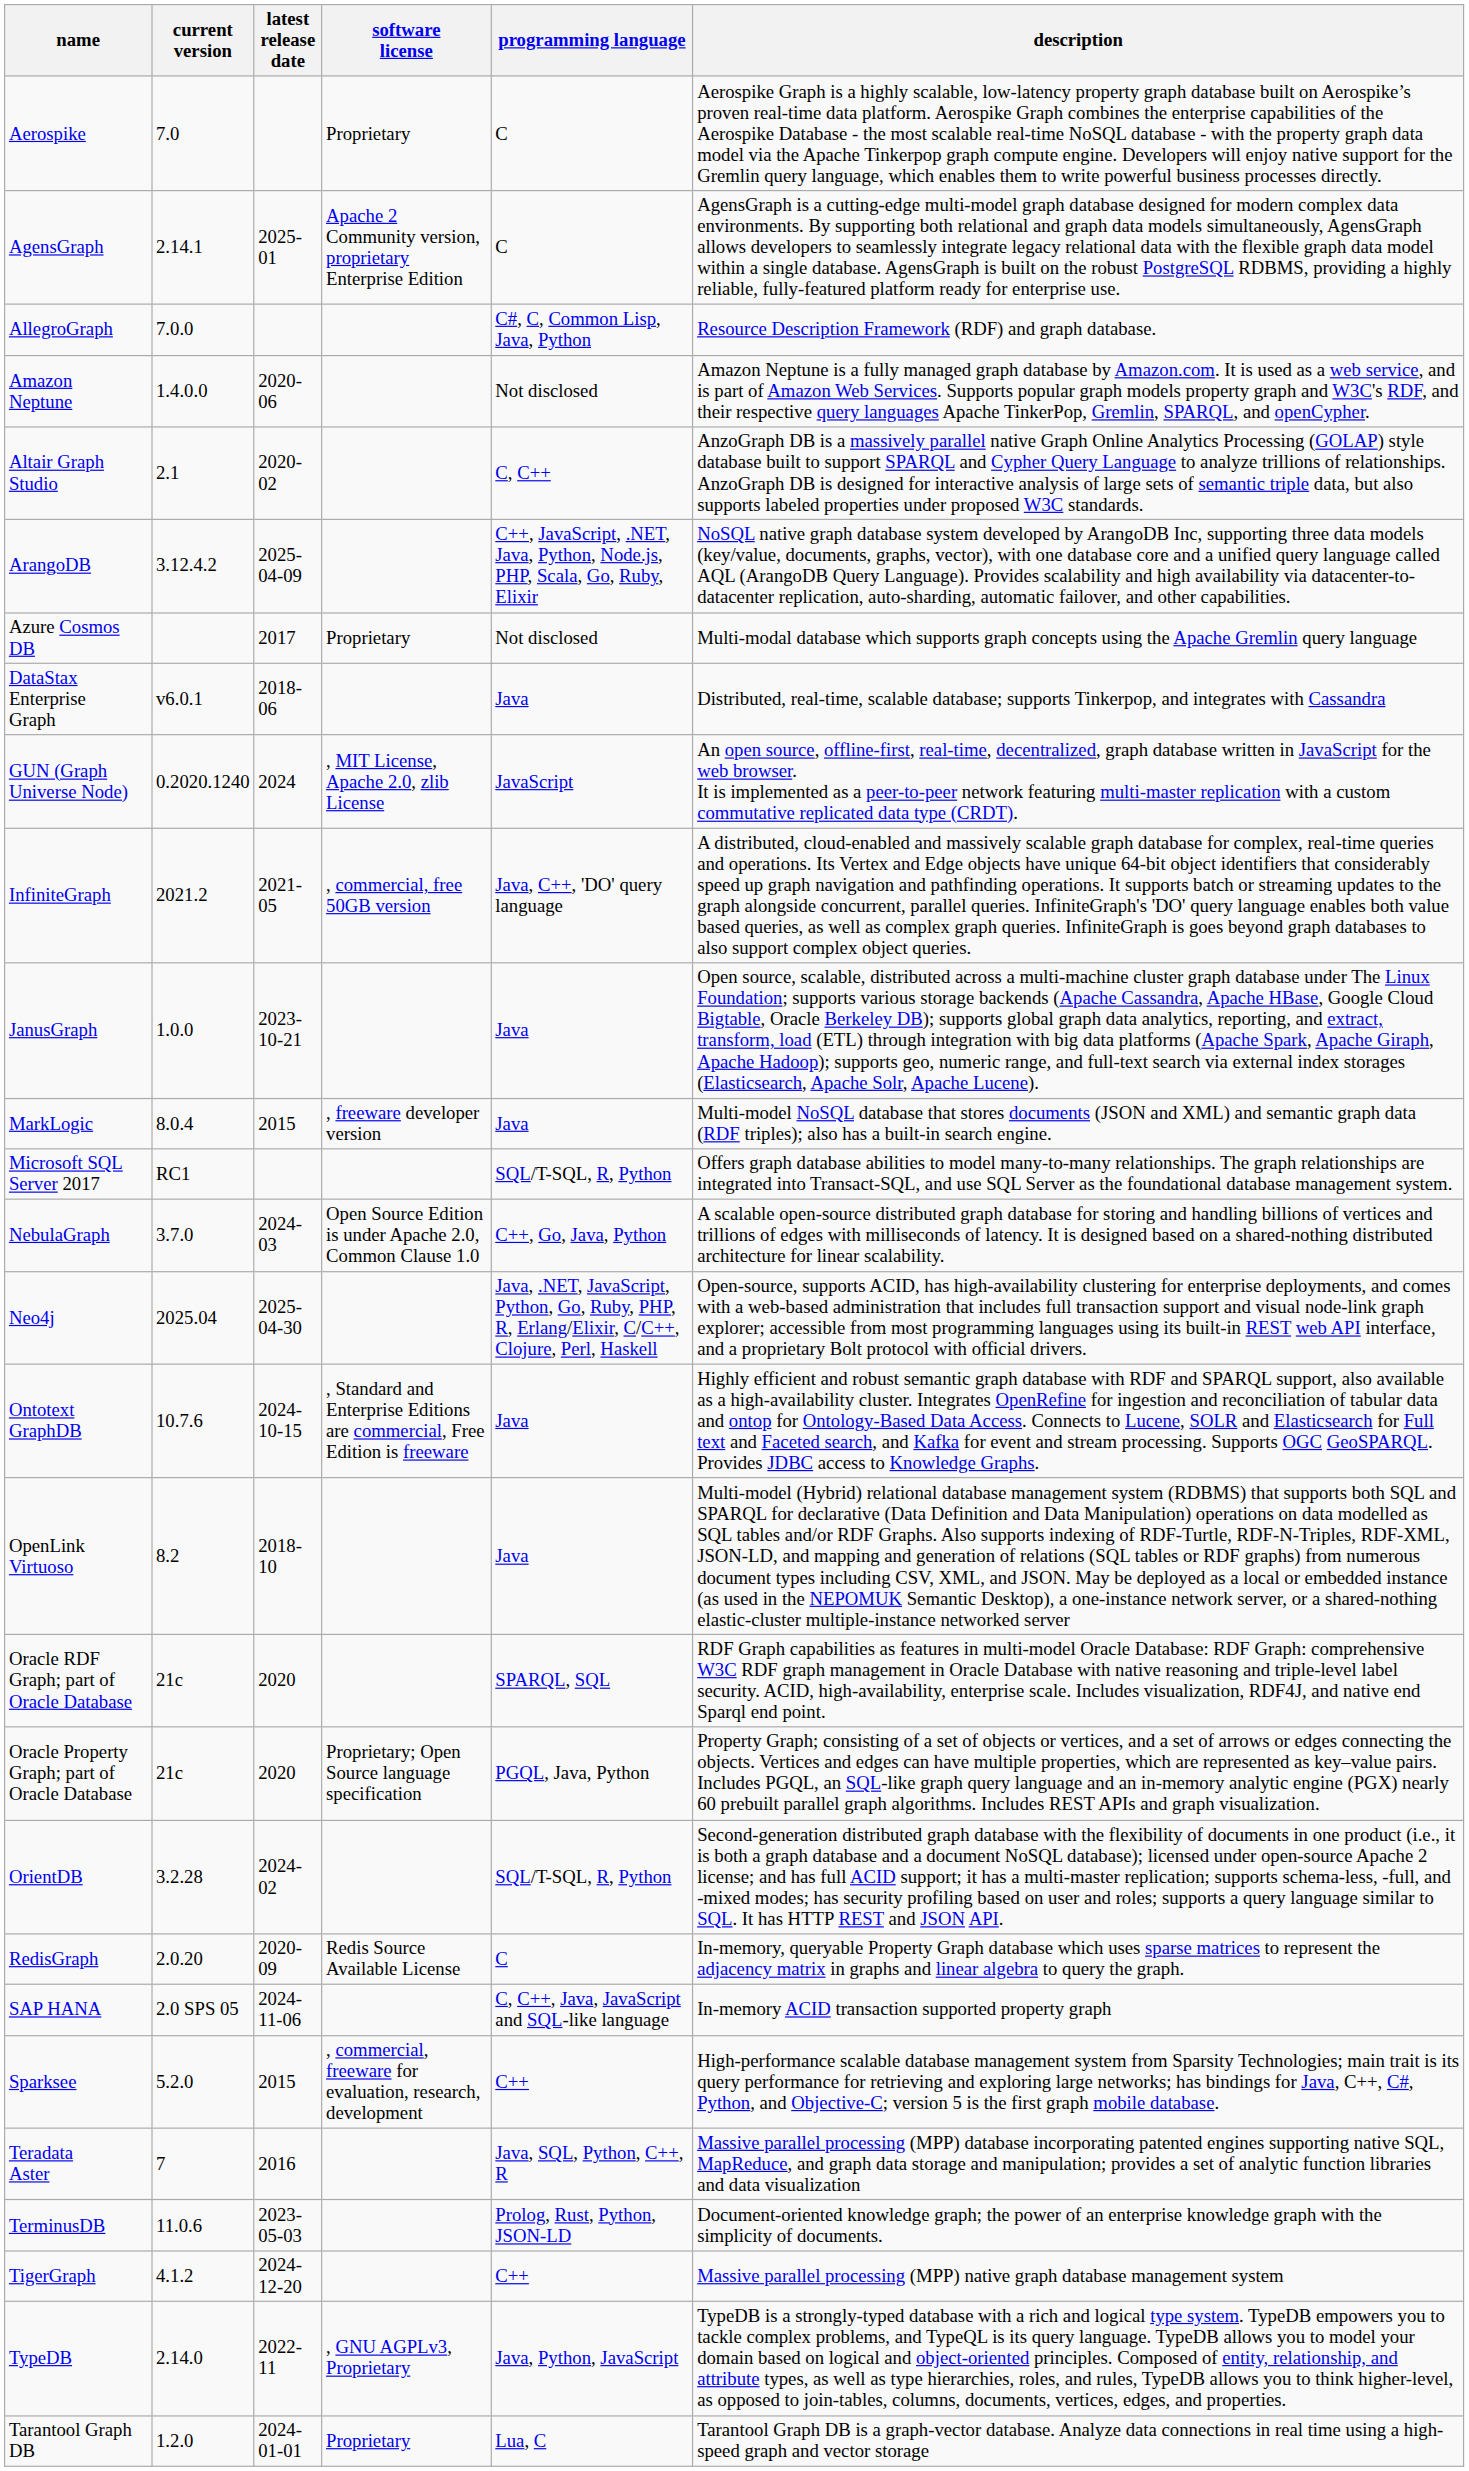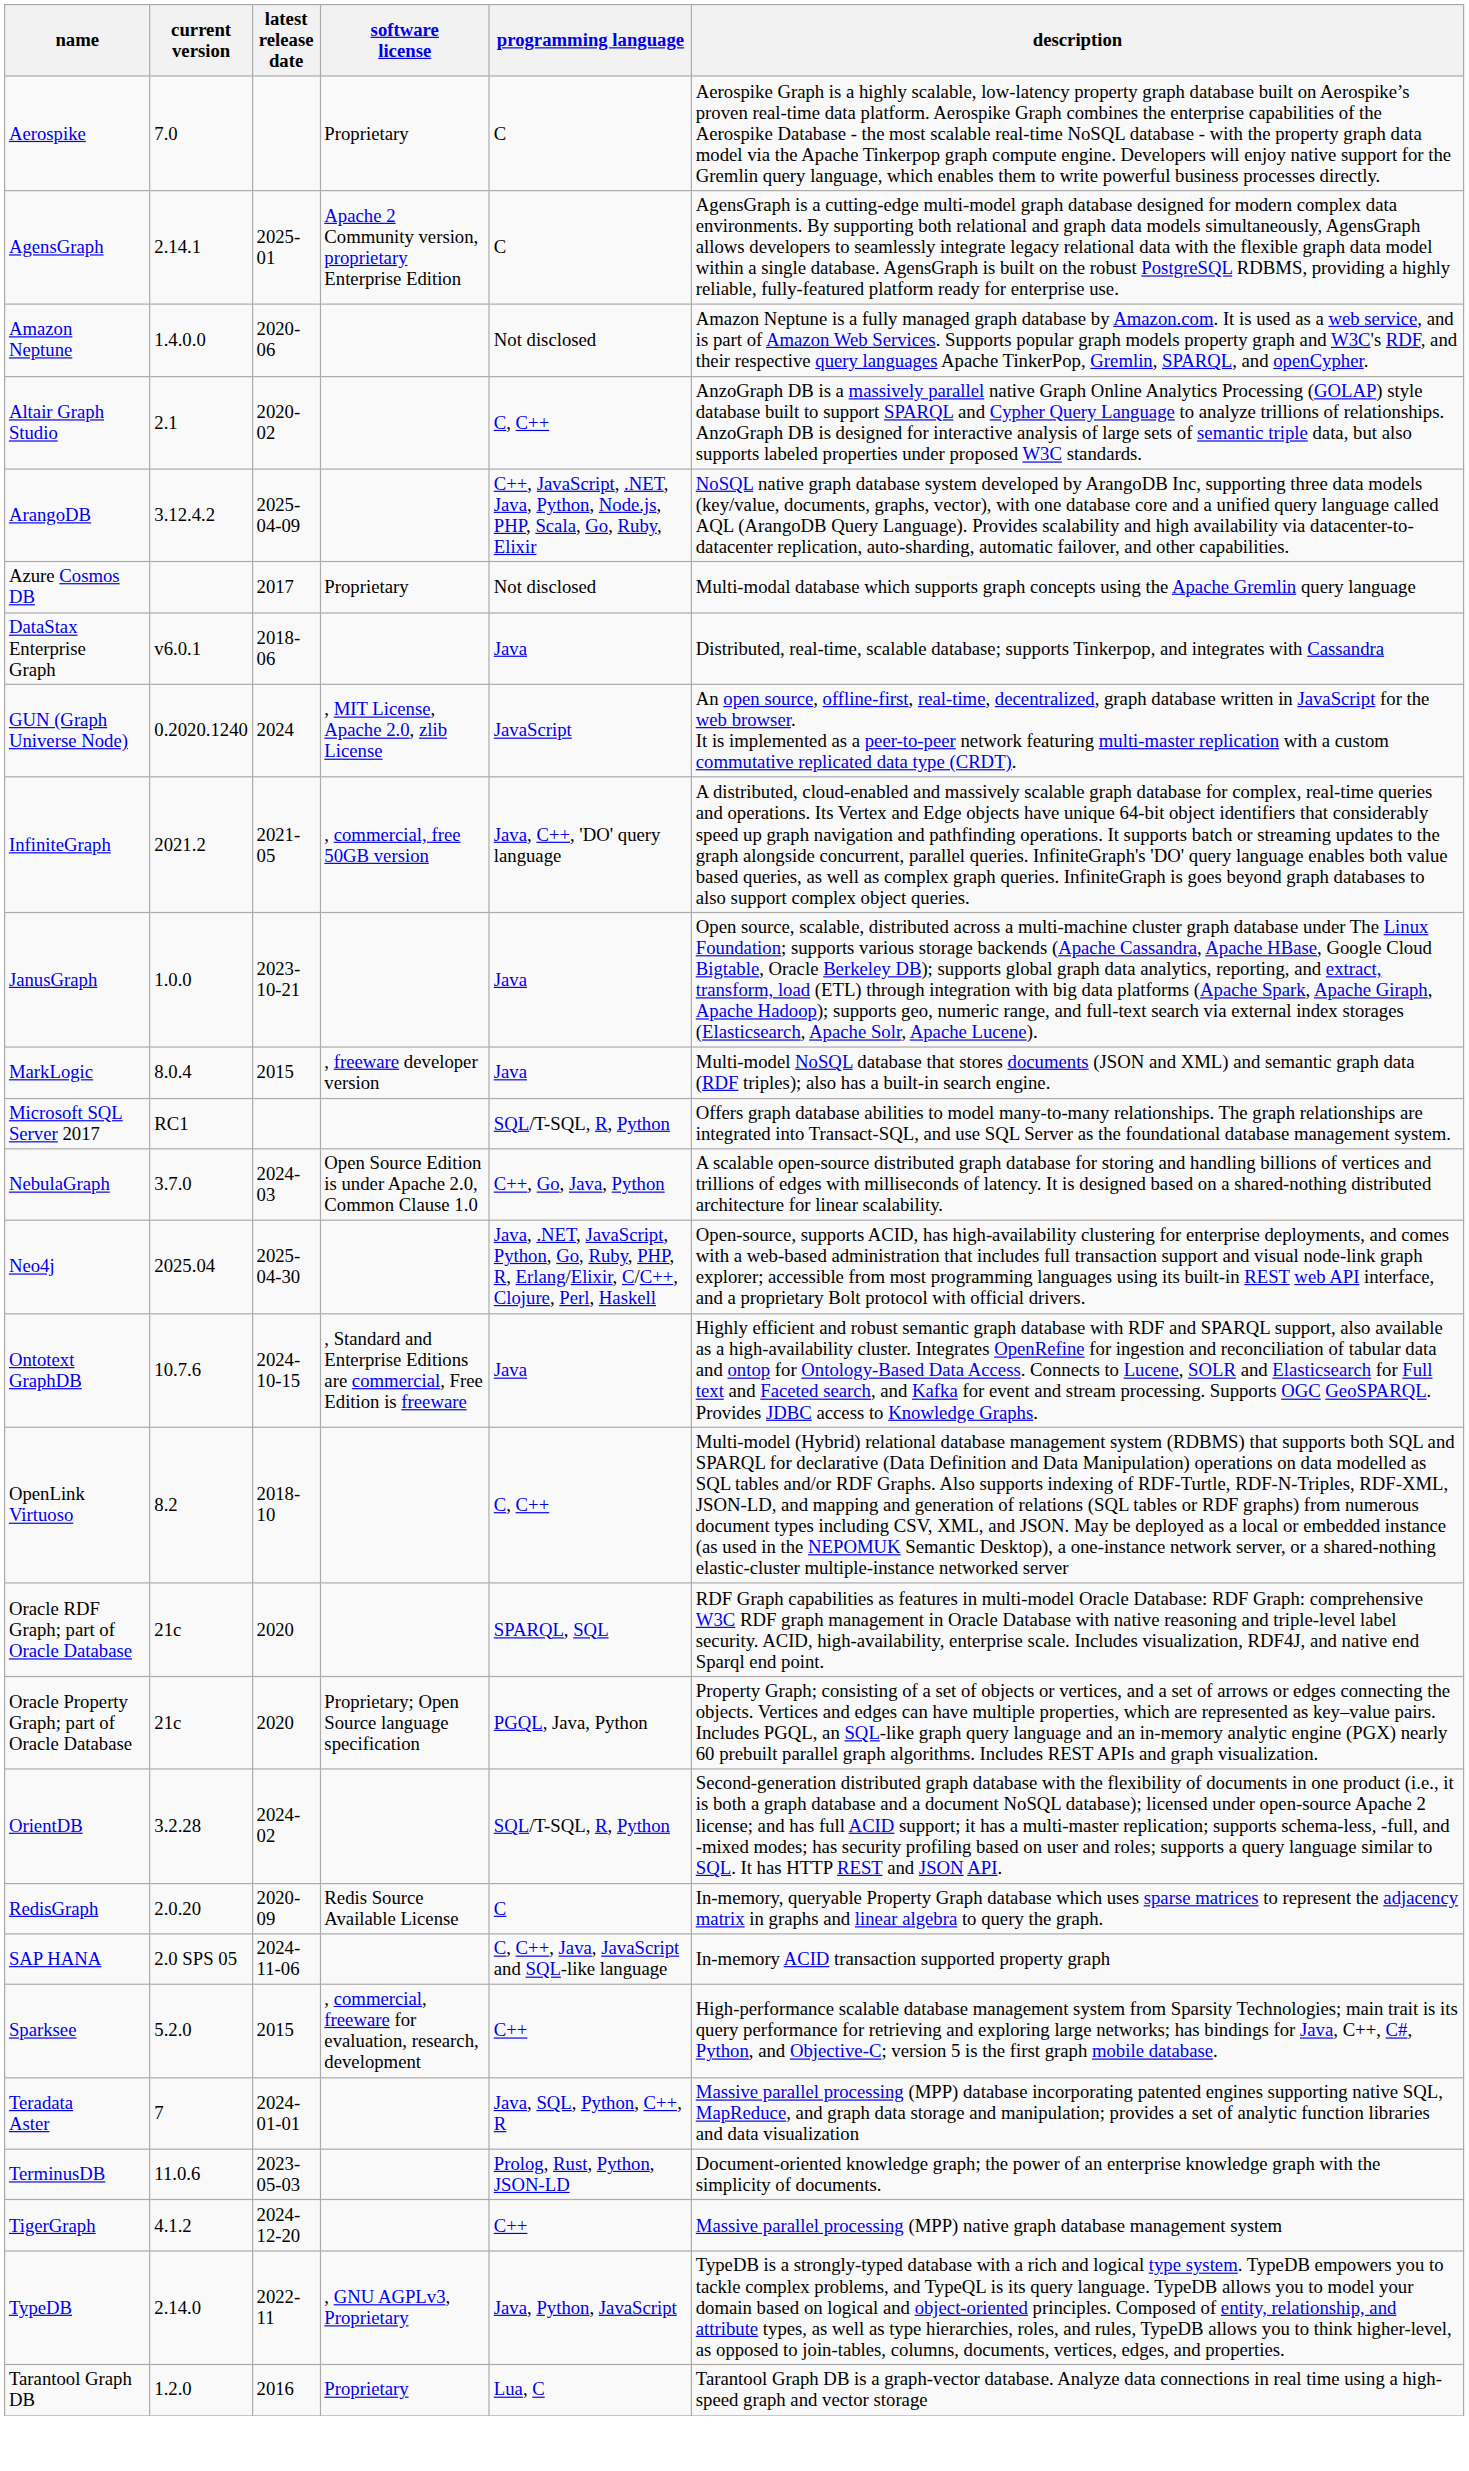- row: (61, 329)
(512, 1555) Java -> (521, 1505) C, C++
(277, 2163) 2016 -> (278, 2113) 2024-01-01
(280, 2440) 2024-01-01 -> (275, 2389) 2016
